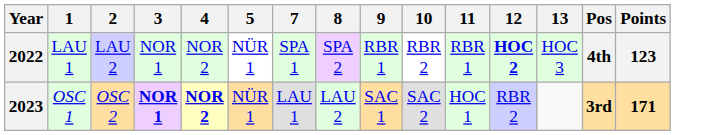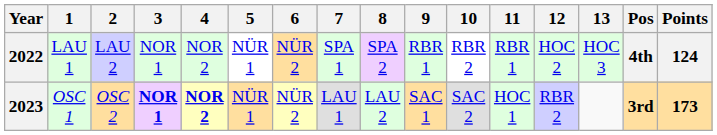+ column: (295, 18)
(514, 56) bold -> (557, 56) normal
(643, 56) 123 -> (685, 56) 124
(643, 105) 171 -> (685, 105) 173
